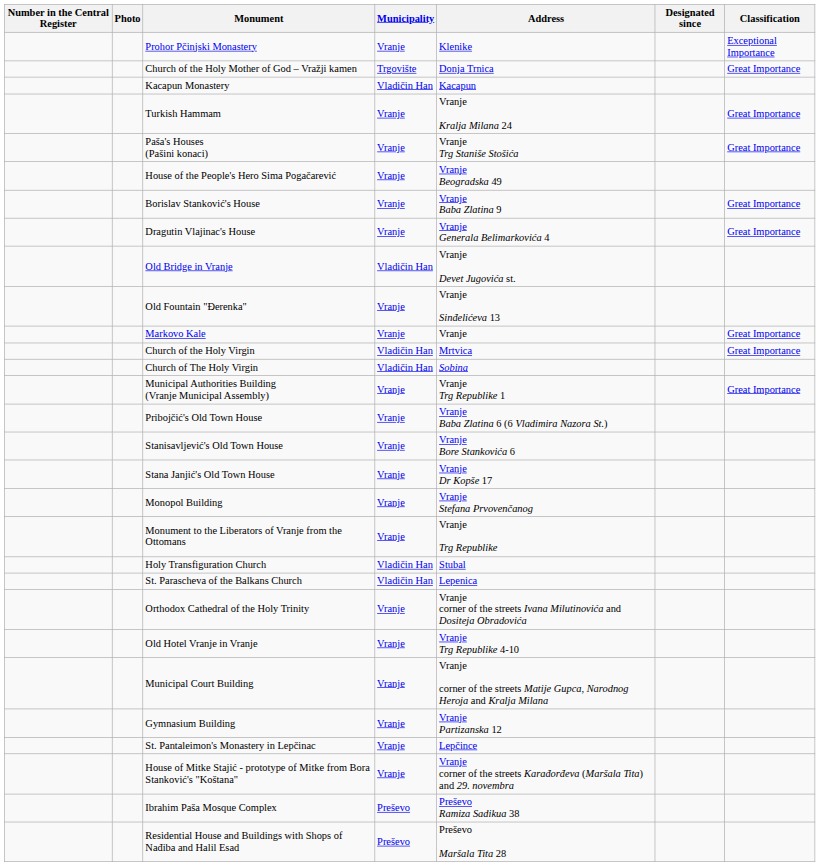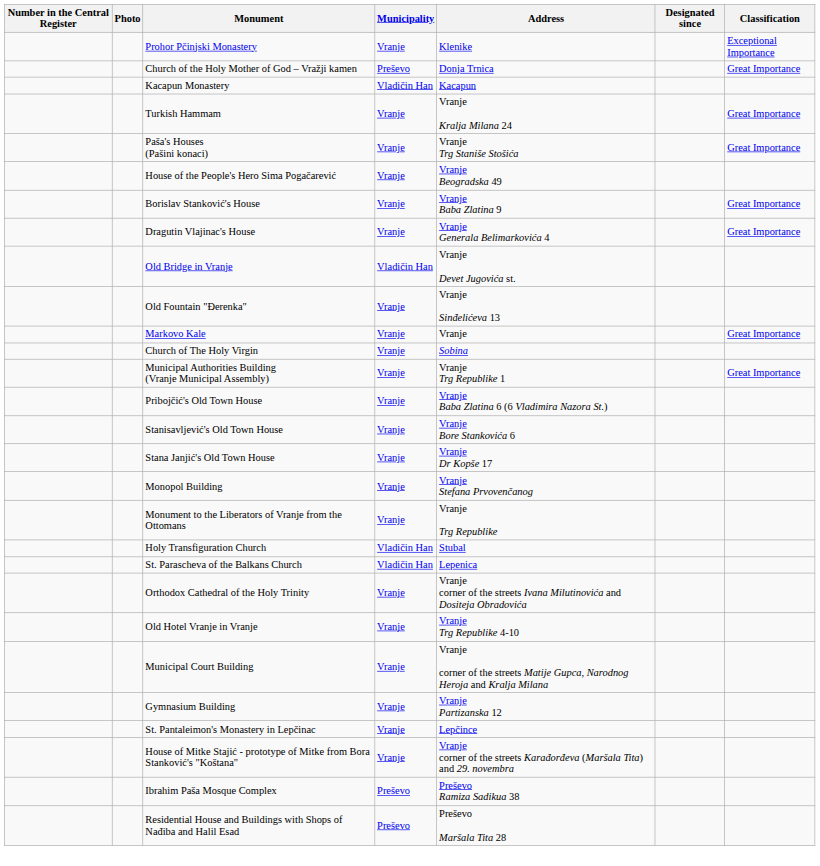(397, 69) Trgovište -> (394, 69) Preševo
- row: (200, 351)
(405, 367) Vladičin Han -> (391, 351) Vranje
